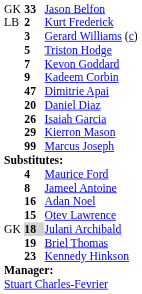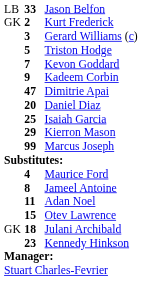(12, 8) GK -> (12, 8) LB
(12, 22) LB -> (12, 22) GK
(30, 119) 26 -> (30, 119) 25
(30, 201) 16 -> (30, 201) 11
(30, 229) lightgrey background -> (30, 229) no background
- row: (76, 243)
